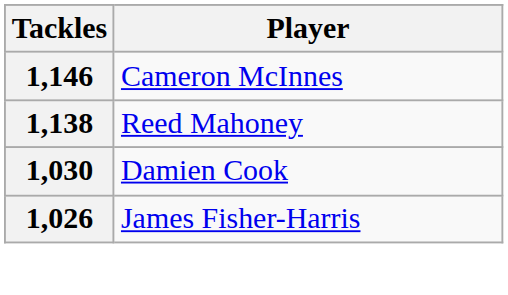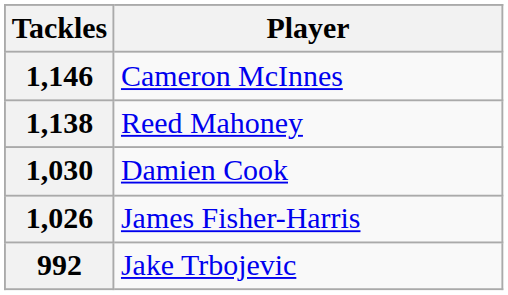+ row: (59, 265)
